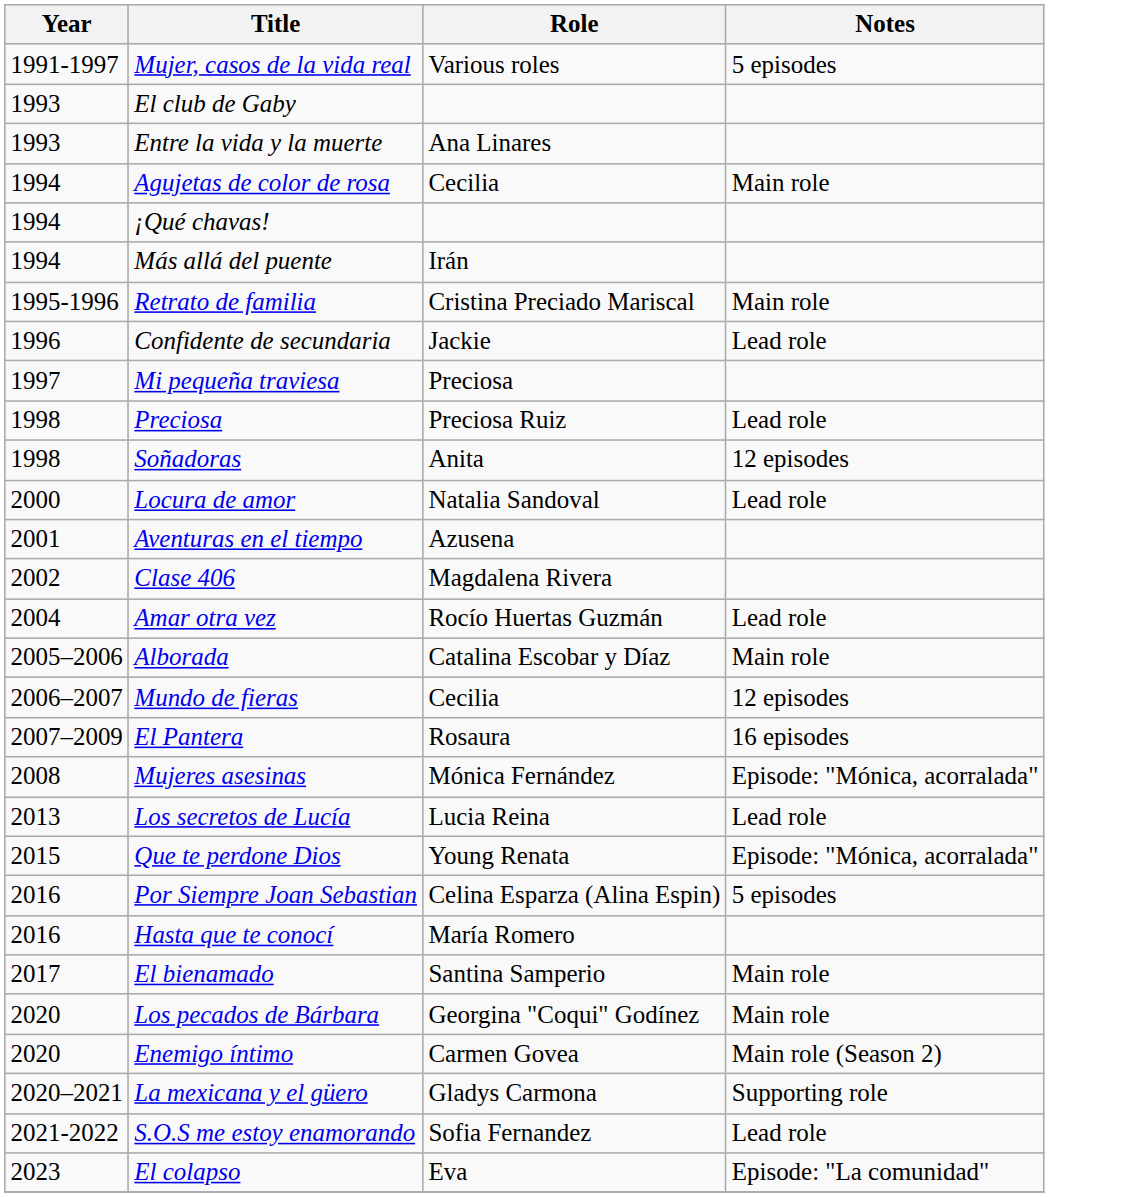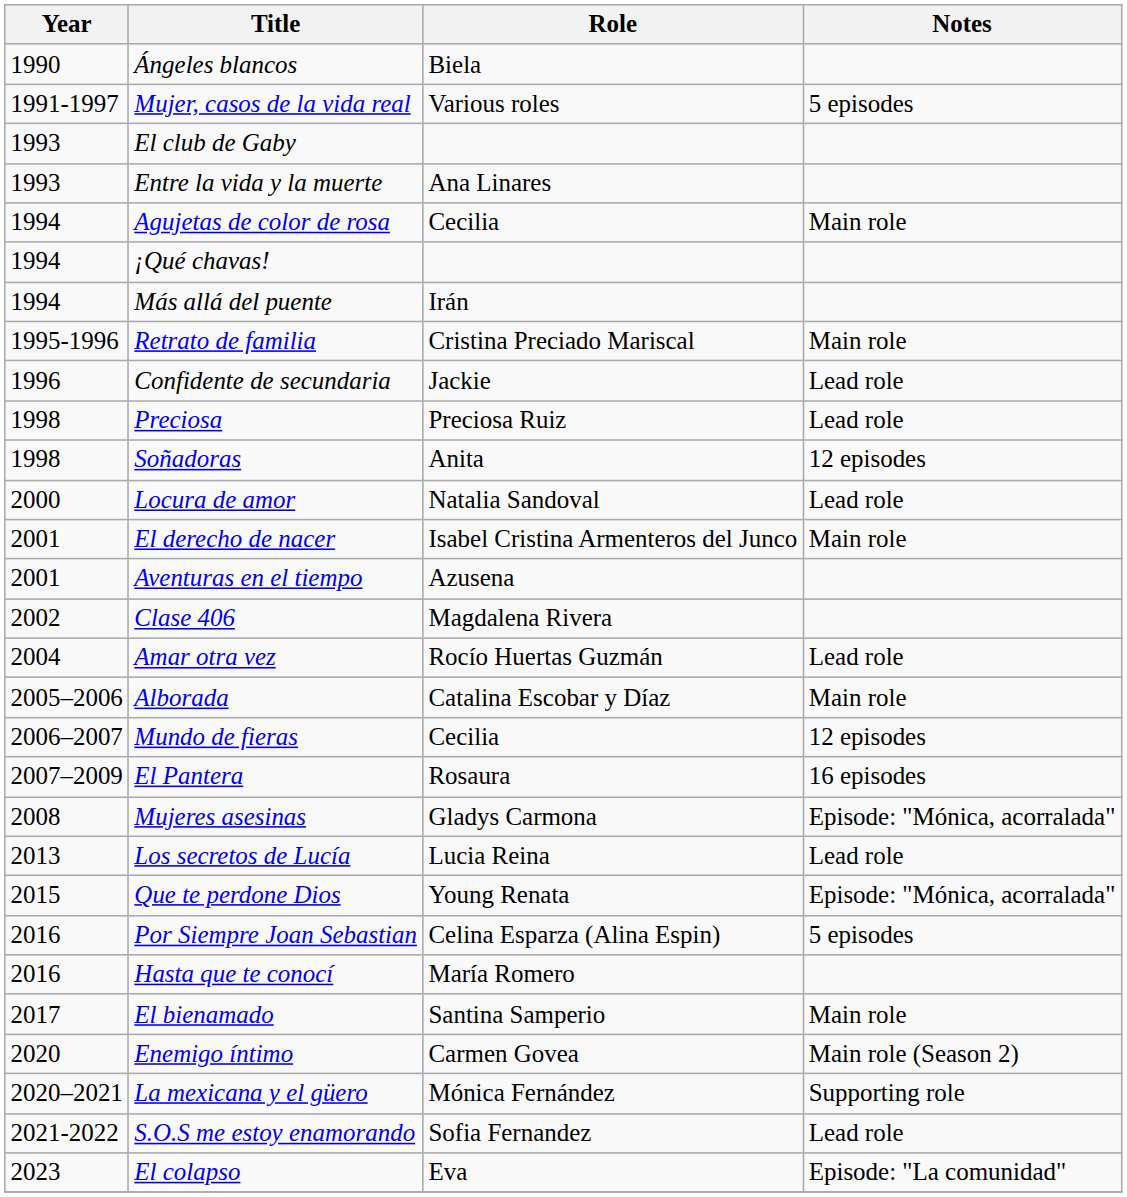+ row: (216, 63)
- row: (237, 380)
+ row: (235, 538)
(522, 776) Mónica Fernández -> (513, 815) Gladys Carmona
- row: (257, 1013)
(513, 1093) Gladys Carmona -> (522, 1093) Mónica Fernández
